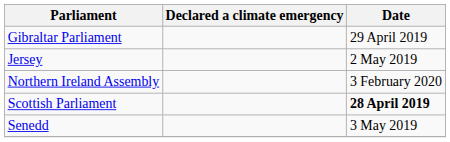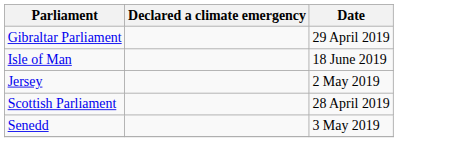+ row: (40, 59)
- row: (83, 81)
(390, 103) bold -> (351, 103) normal
